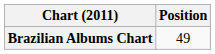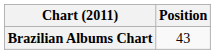(183, 37) 49 -> (183, 37) 43
